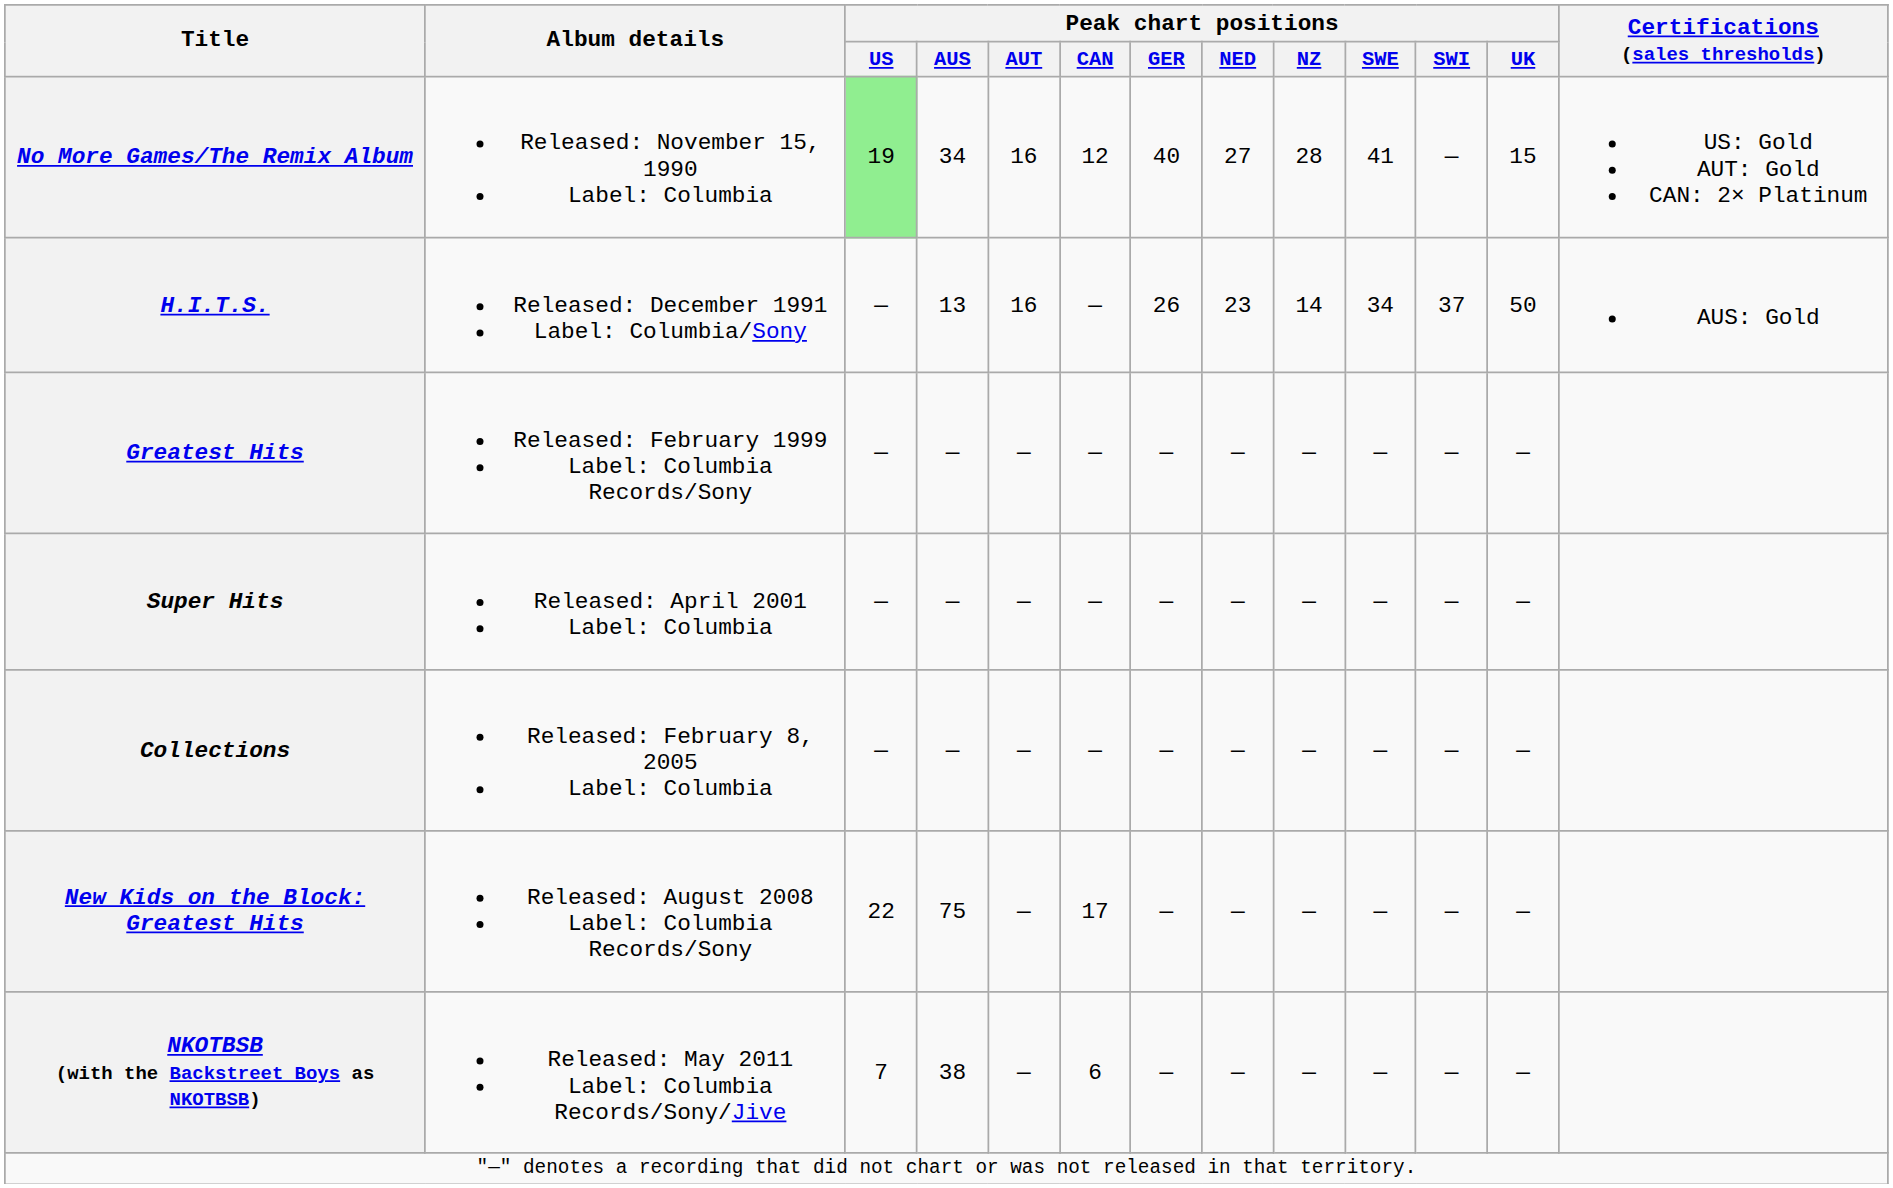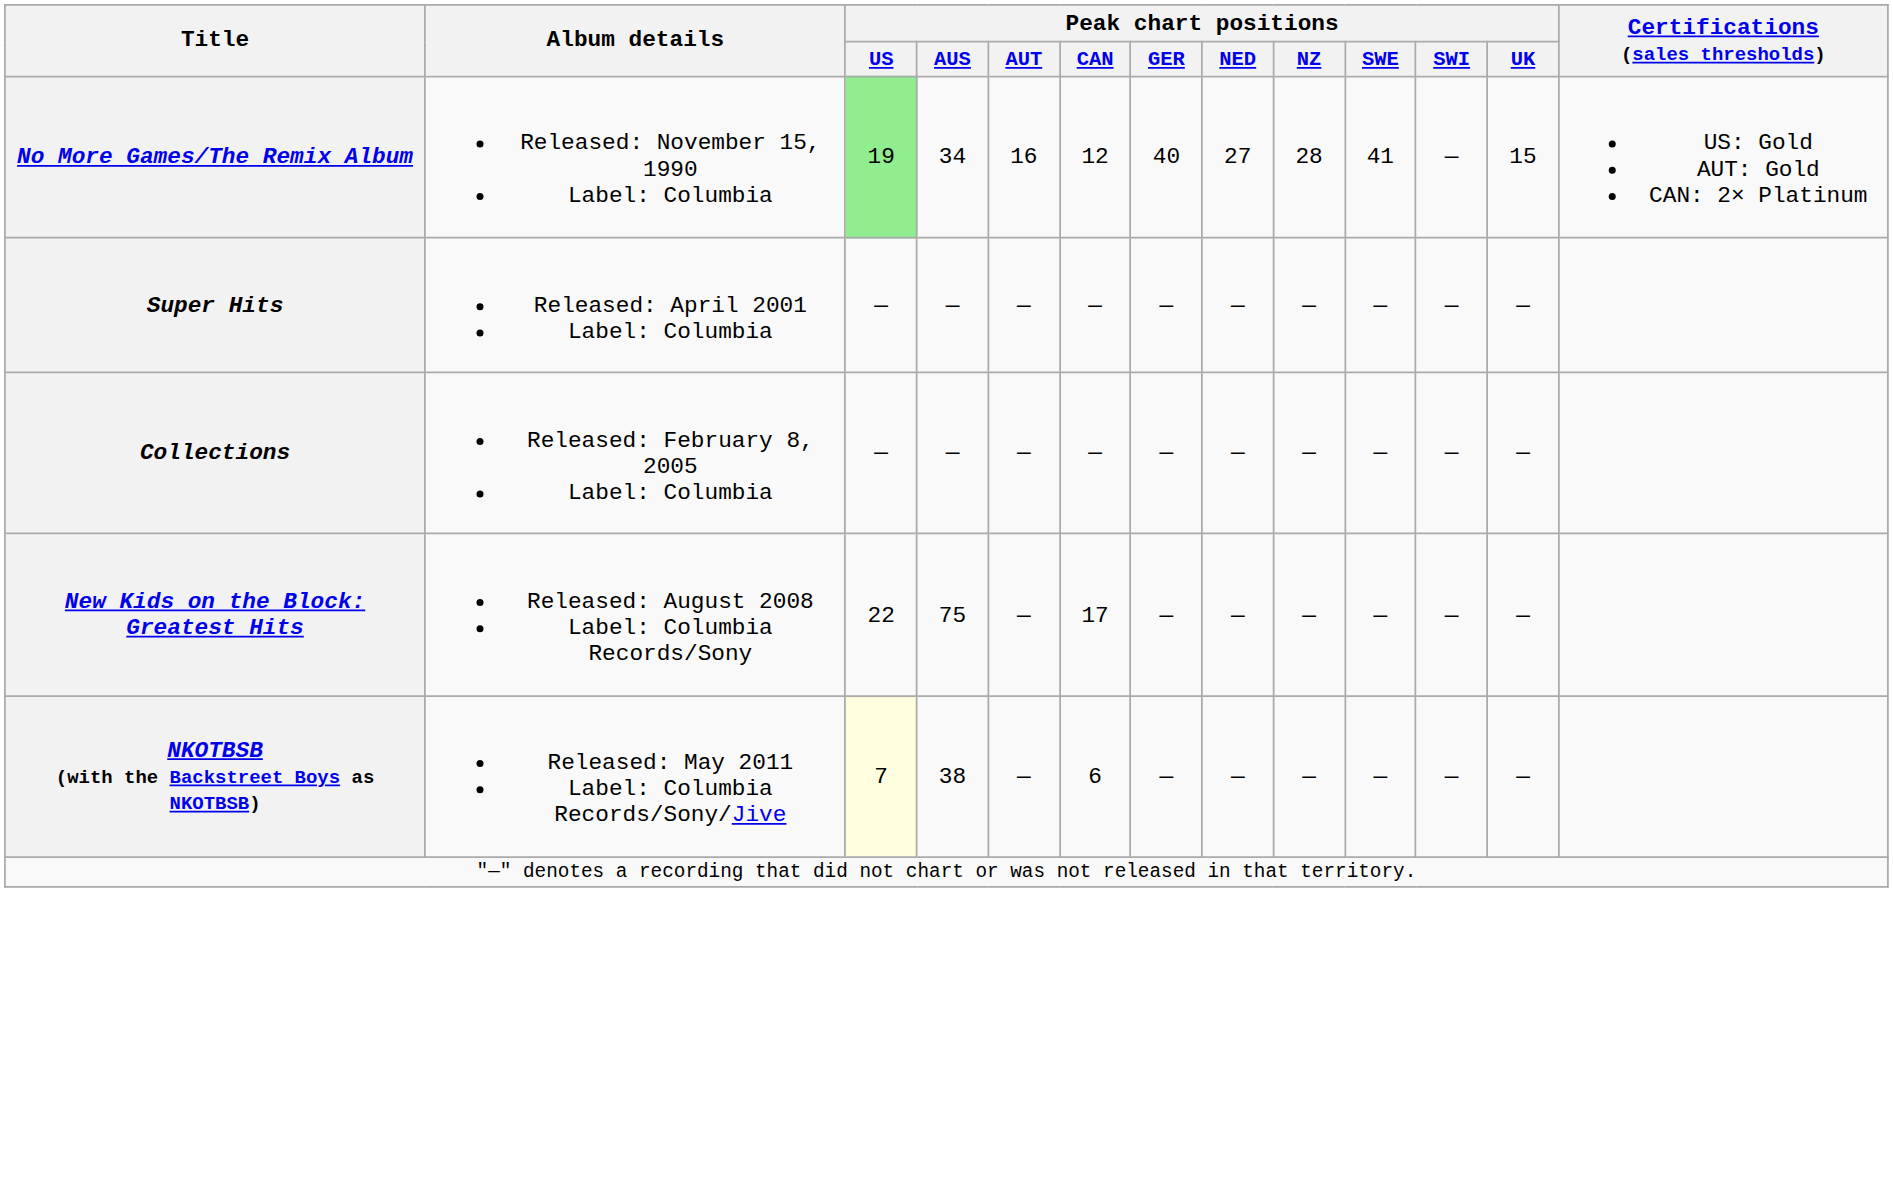- row: (215, 305)
- row: (215, 453)
(881, 1072) no background -> (881, 776) lightyellow background
